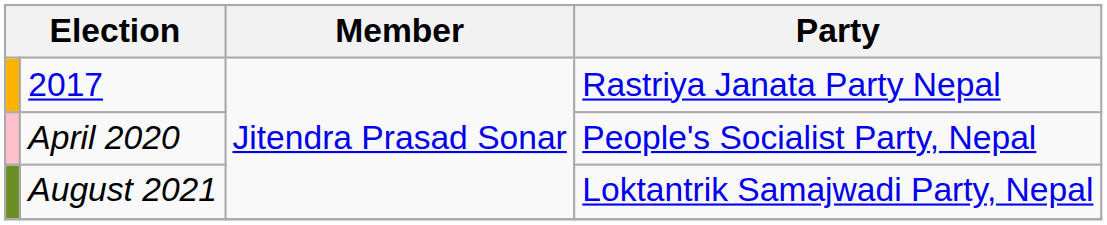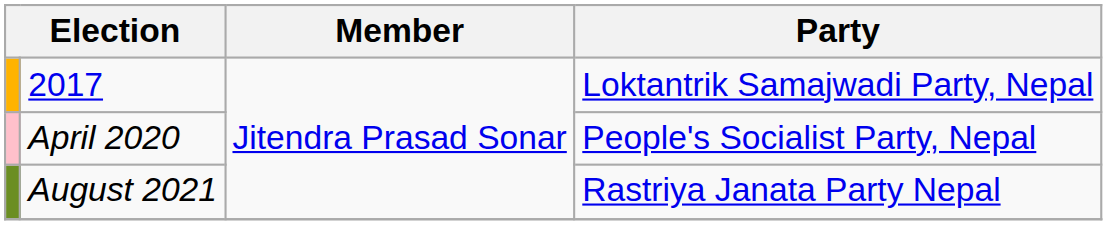(791, 84) Rastriya Janata Party Nepal -> (838, 84) Loktantrik Samajwadi Party, Nepal
(838, 191) Loktantrik Samajwadi Party, Nepal -> (791, 191) Rastriya Janata Party Nepal
